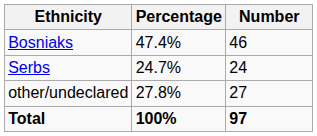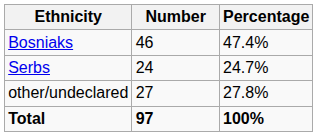columns swapped: (269, 17) <-> (179, 17)
